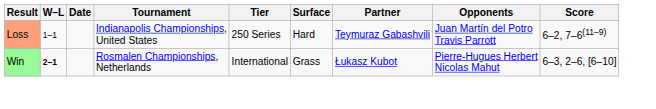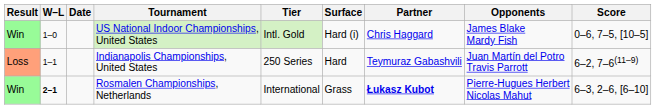+ row: (177, 34)
(366, 62) normal -> (400, 90) bold
